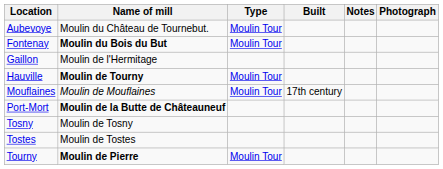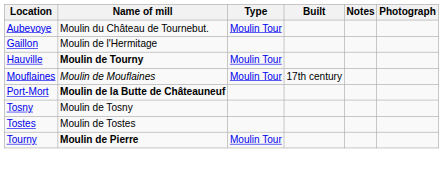- row: (28, 44)
